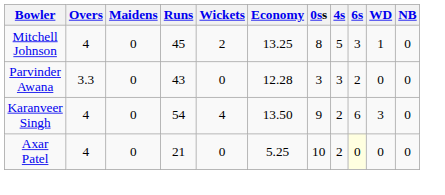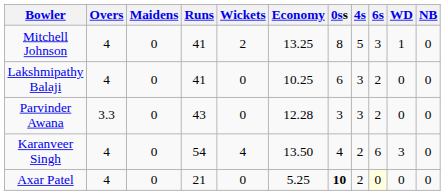(179, 43) 45 -> (199, 43) 41
+ row: (45, 79)
(319, 115) 9 -> (339, 151) 4
(319, 151) normal -> (339, 180) bold
